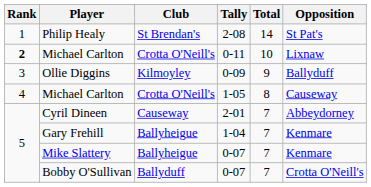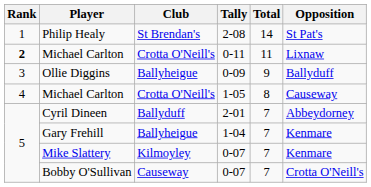(267, 53) 10 -> (267, 53) 11
(164, 73) Kilmoyley -> (167, 73) Ballyheigue
(163, 113) Causeway -> (161, 113) Ballyduff
(167, 152) Ballyheigue -> (164, 152) Kilmoyley
(161, 172) Ballyduff -> (163, 172) Causeway
